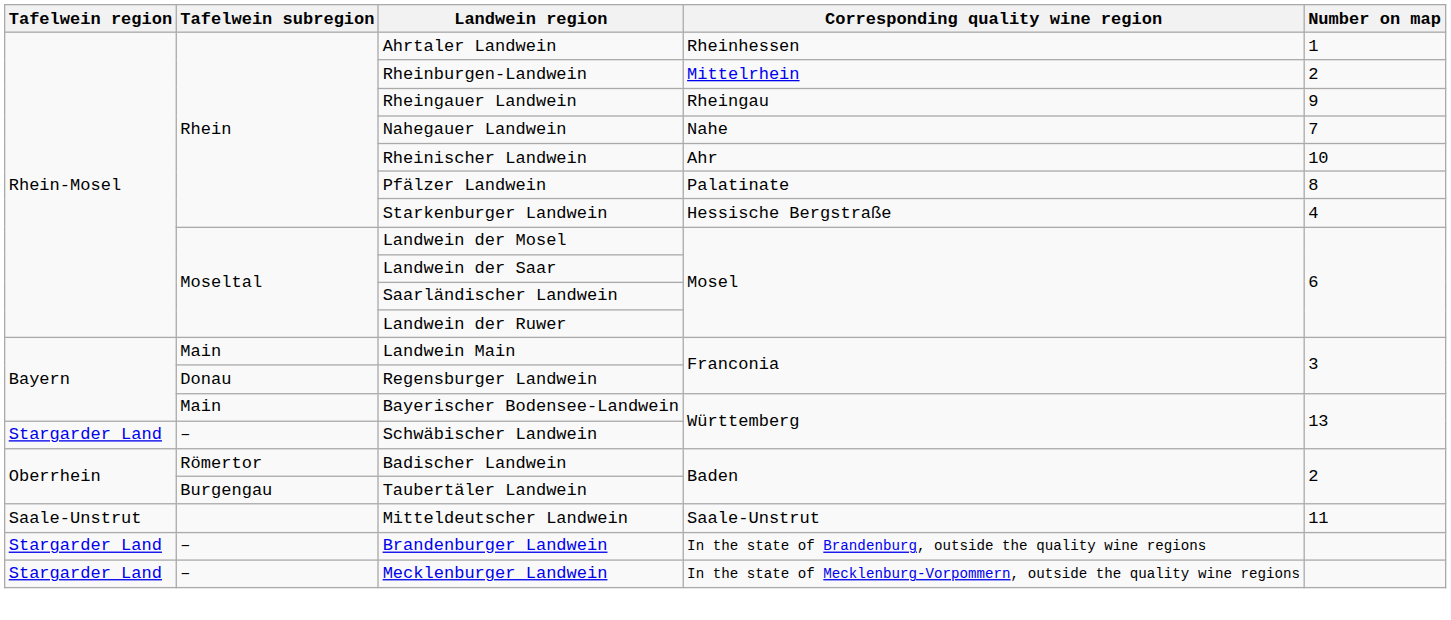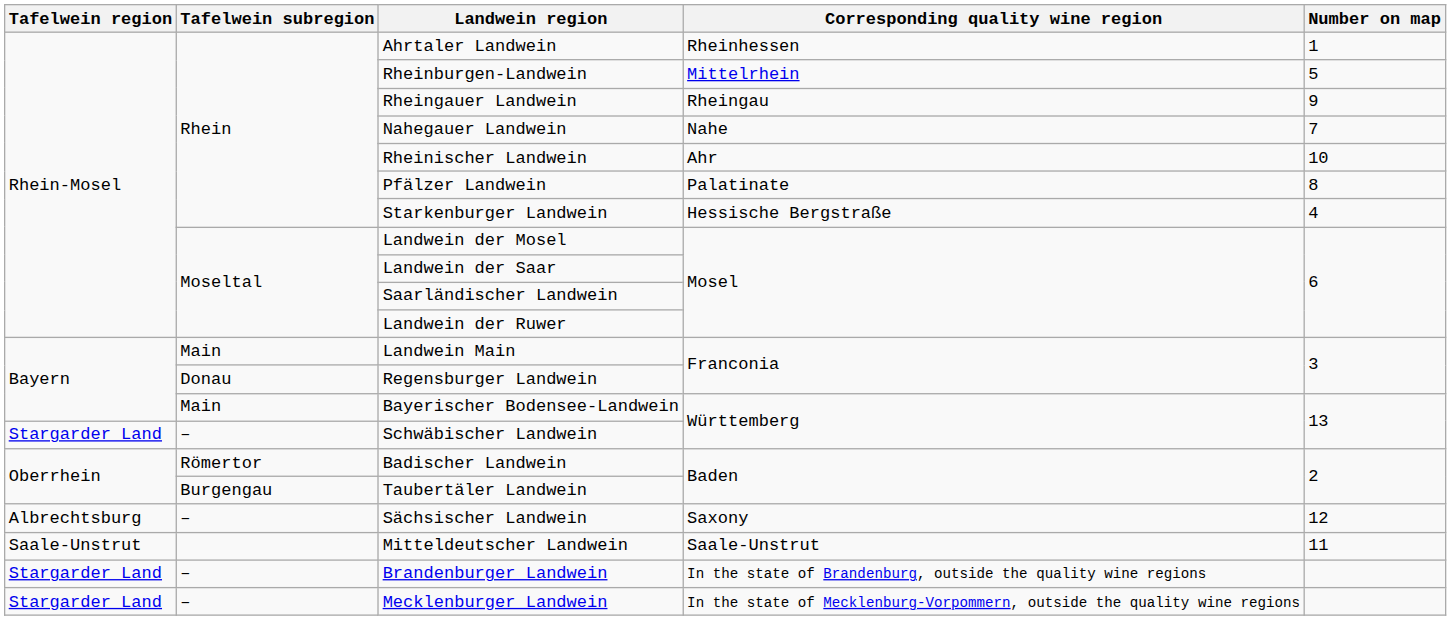(1313, 74) 2 -> (1313, 74) 5
+ row: (485, 518)
